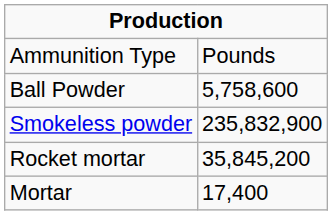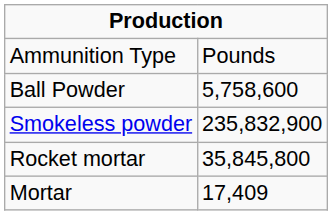(256, 158) 35,845,200 -> (256, 158) 35,845,800
(235, 192) 17,400 -> (235, 192) 17,409
